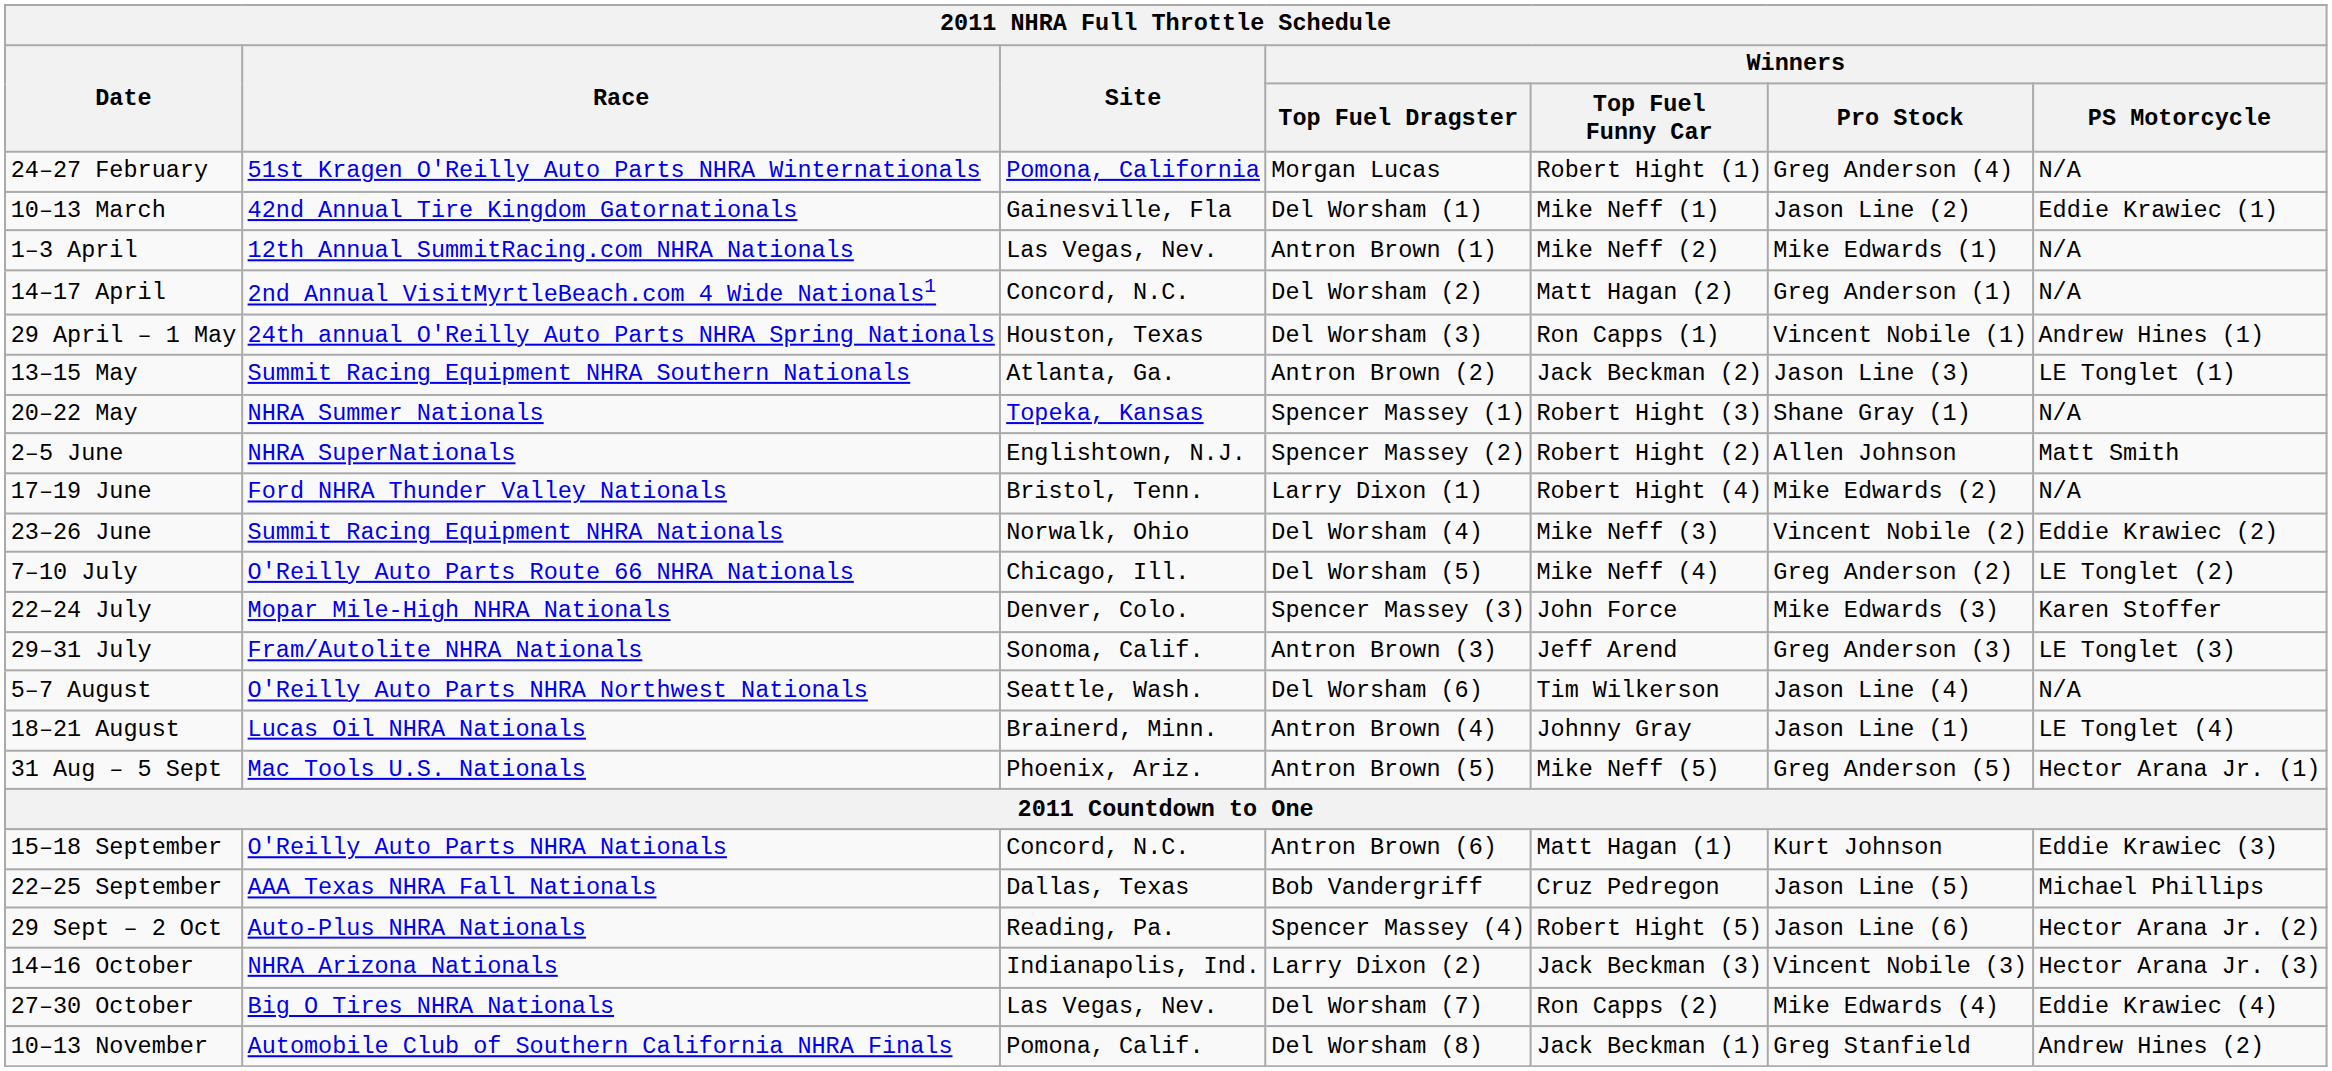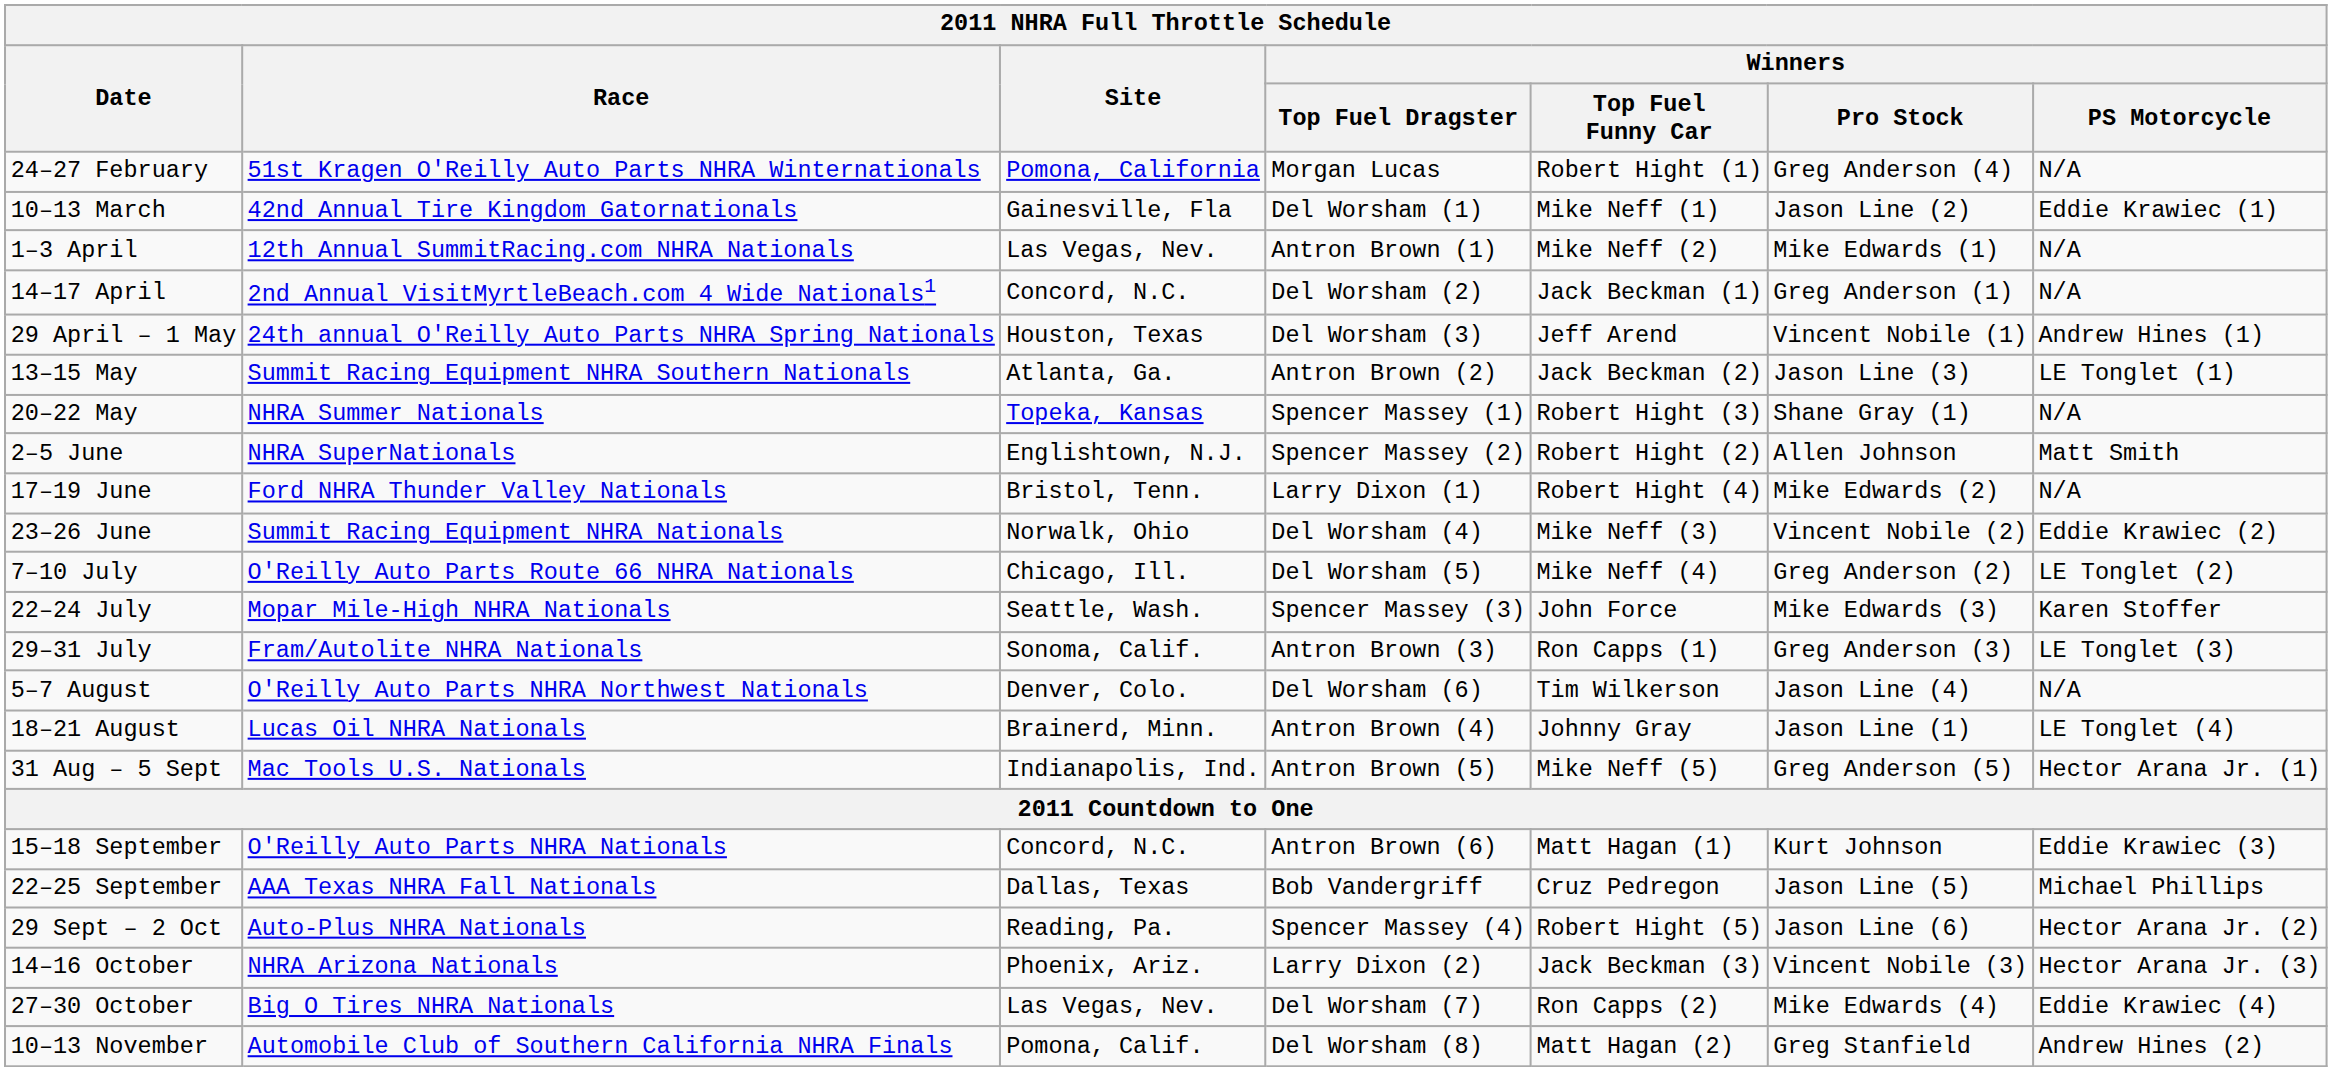(1635, 293) Matt Hagan (2) -> (1649, 293) Jack Beckman (1)
(1628, 335) Ron Capps (1) -> (1607, 335) Jeff Arend
(1098, 612) Denver, Colo. -> (1105, 612) Seattle, Wash.
(1607, 651) Jeff Arend -> (1628, 651) Ron Capps (1)
(1105, 691) Seattle, Wash. -> (1098, 691) Denver, Colo.
(1105, 770) Phoenix, Ariz. -> (1133, 770) Indianapolis, Ind.
(1133, 967) Indianapolis, Ind. -> (1105, 967) Phoenix, Ariz.
(1649, 1046) Jack Beckman (1) -> (1635, 1046) Matt Hagan (2)
